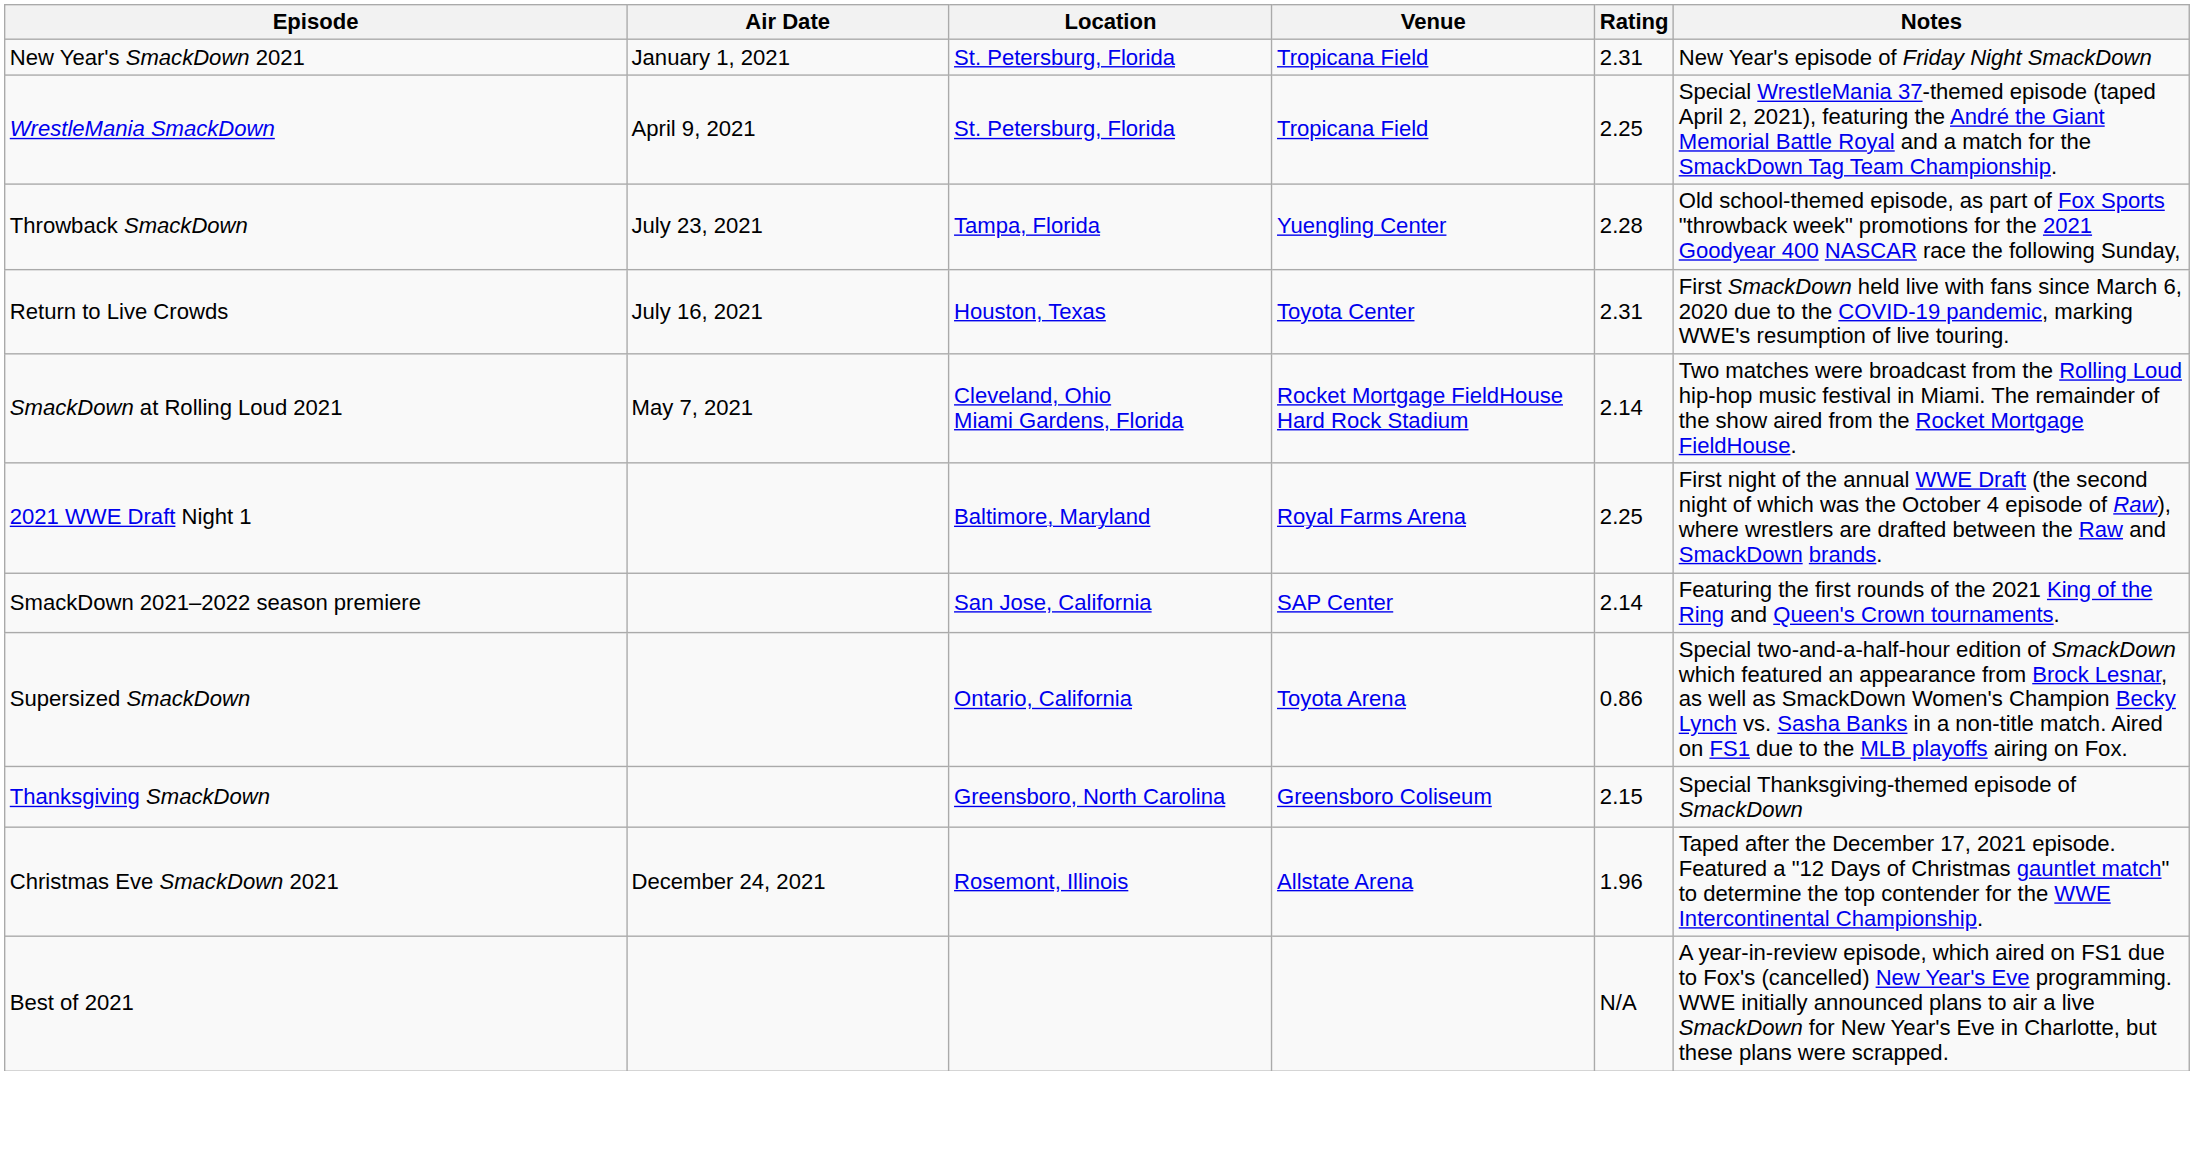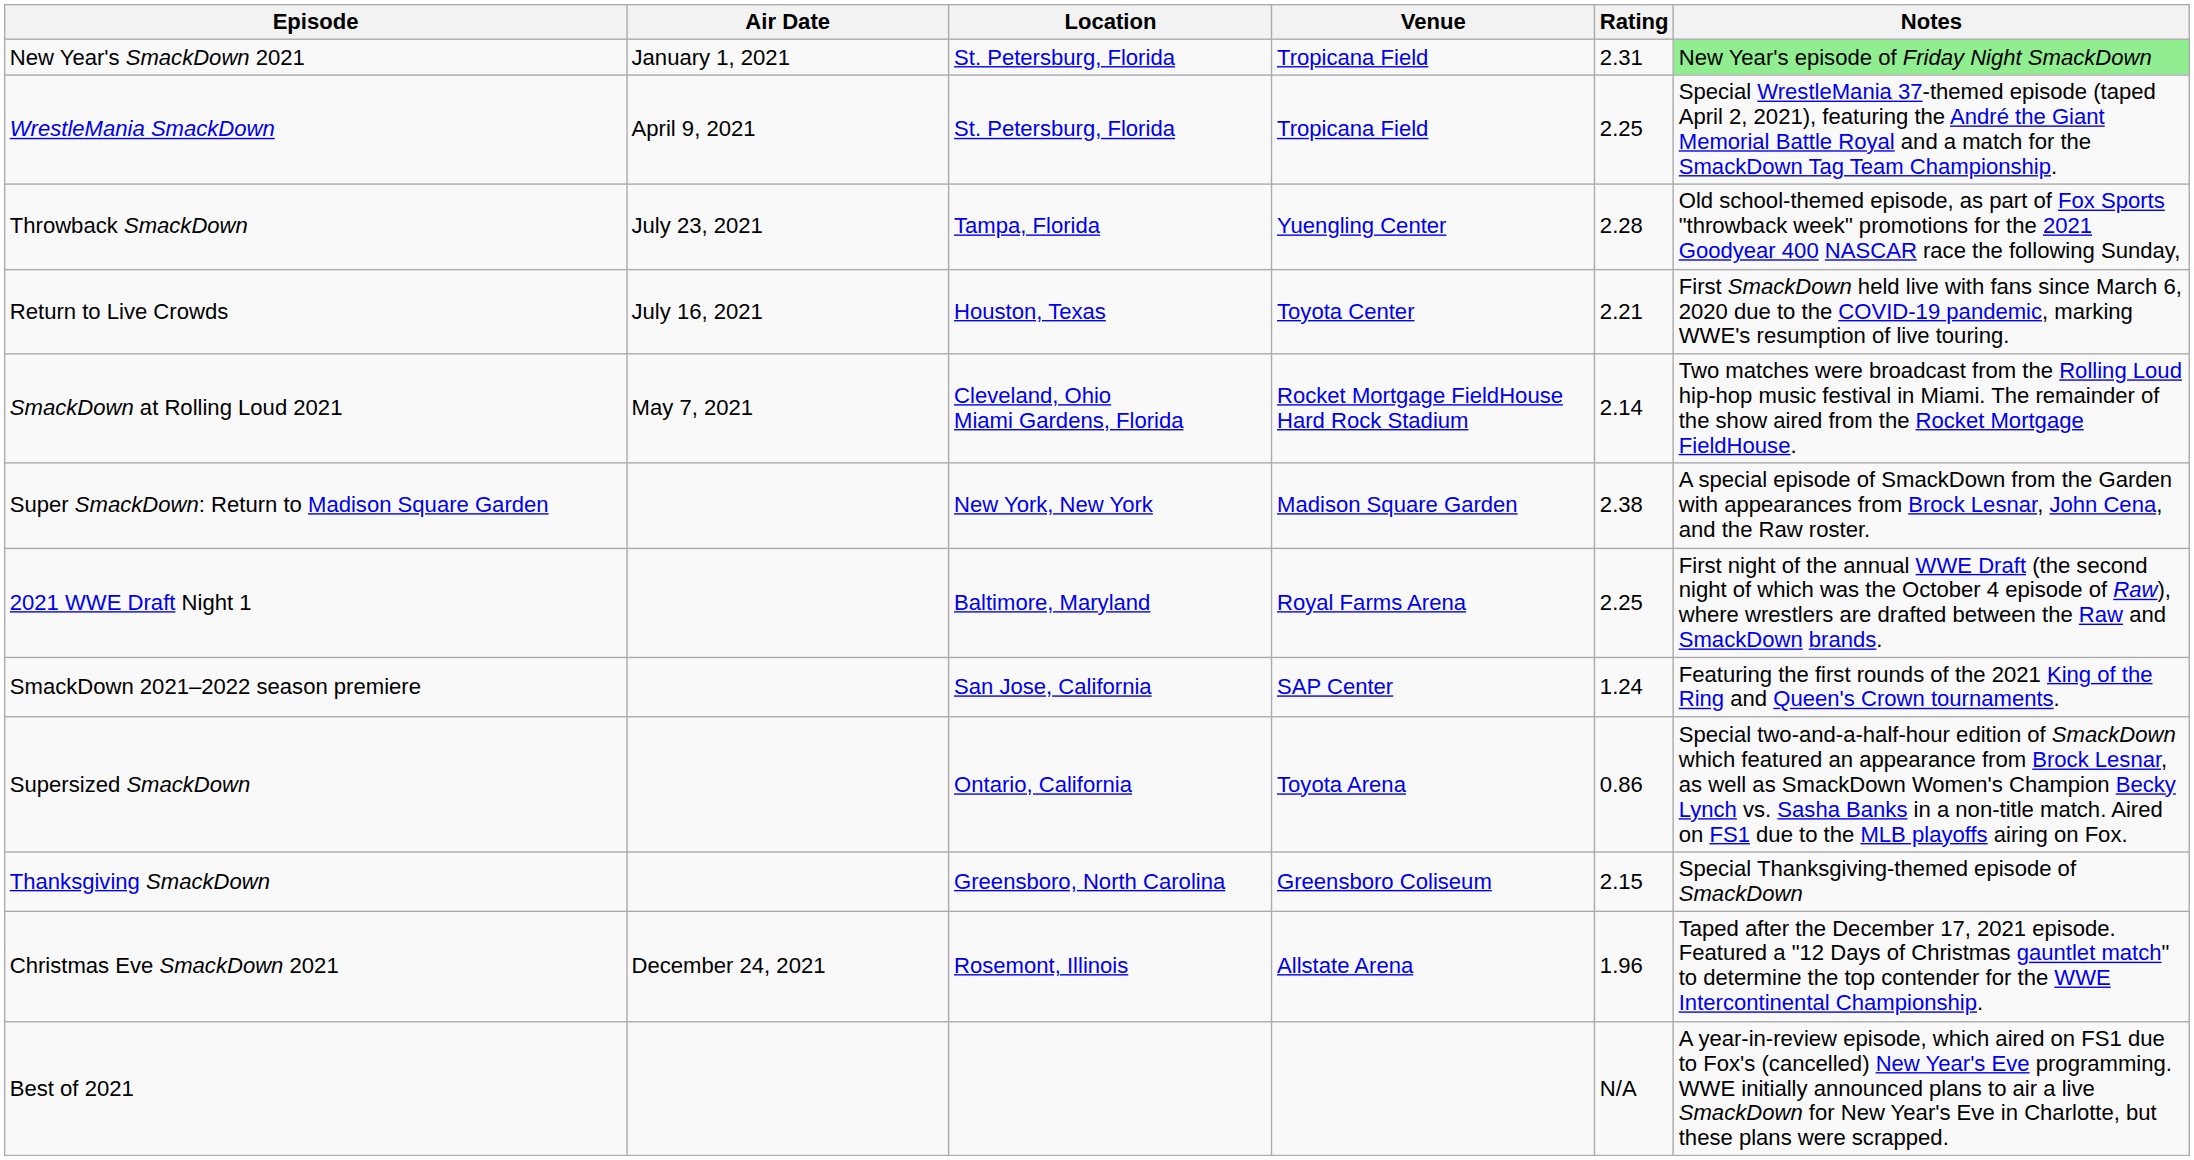(1915, 57) no background -> (1915, 57) lightgreen background
(1621, 311) 2.31 -> (1621, 311) 2.21
+ row: (279, 505)
(1621, 602) 2.14 -> (1621, 687) 1.24
